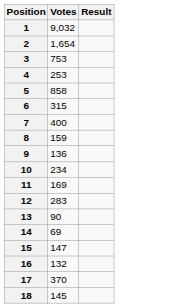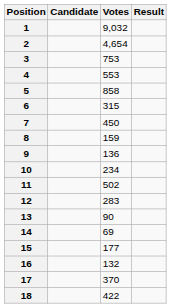+ column: (74, 12)
(63, 43) 1,654 -> (115, 43) 4,654
(59, 75) 253 -> (111, 75) 553
(59, 122) 400 -> (111, 122) 450
(59, 185) 169 -> (111, 185) 502
(59, 248) 147 -> (111, 248) 177
(59, 295) 145 -> (111, 295) 422
